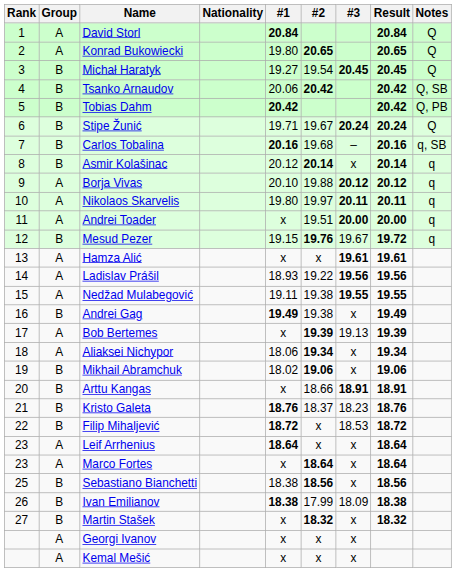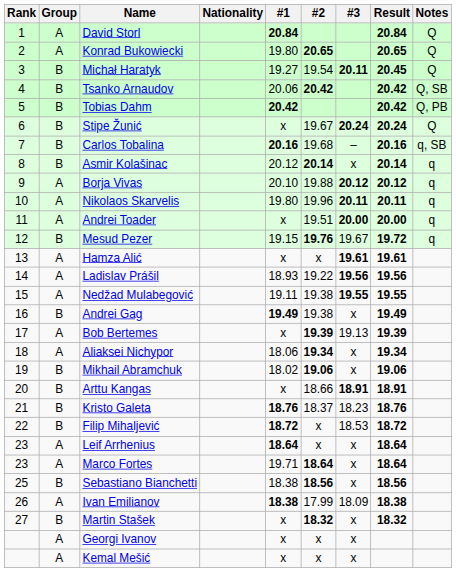(353, 70) 20.45 -> (353, 70) 20.11
(283, 126) 19.71 -> (283, 126) x
(318, 201) 19.97 -> (318, 201) 19.96
(283, 464) x -> (283, 464) 19.71
(59, 502) B -> (59, 502) A
